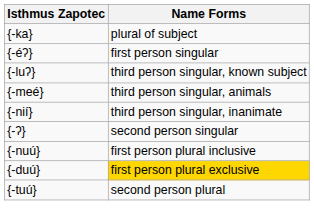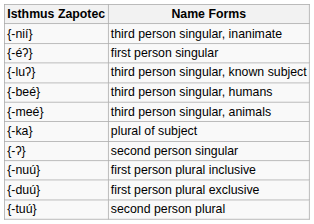rows swapped: (20, 33) <-> (20, 111)
+ row: (24, 92)
(185, 170) gold background -> (185, 190) no background
